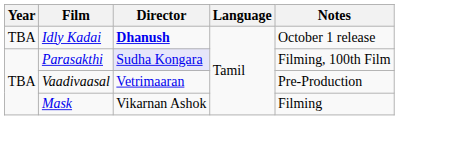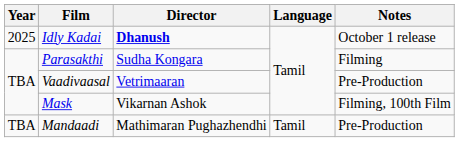(22, 37) TBA -> (22, 37) 2025
(159, 59) lavender background -> (159, 59) no background
(334, 59) Filming, 100th Film -> (360, 59) Filming
(300, 103) Filming -> (395, 103) Filming, 100th Film
+ row: (71, 125)
